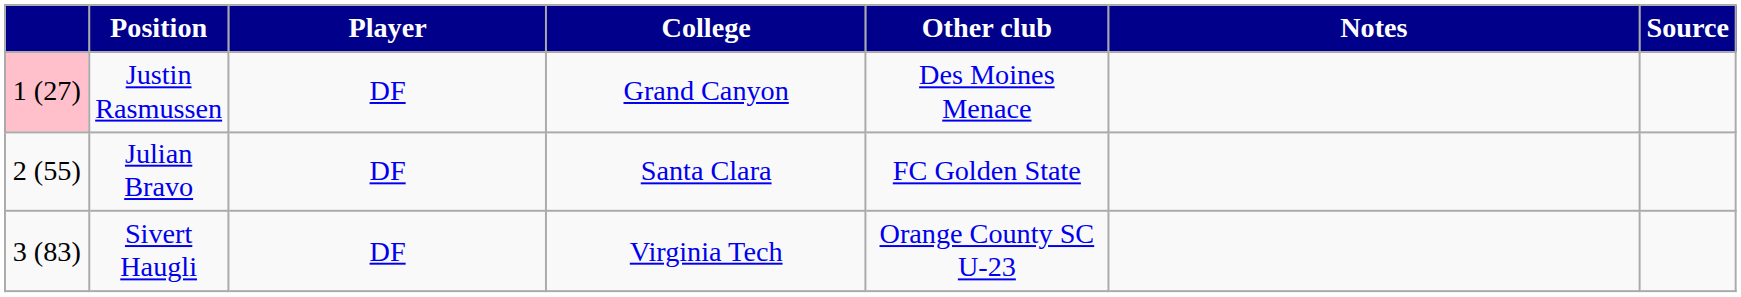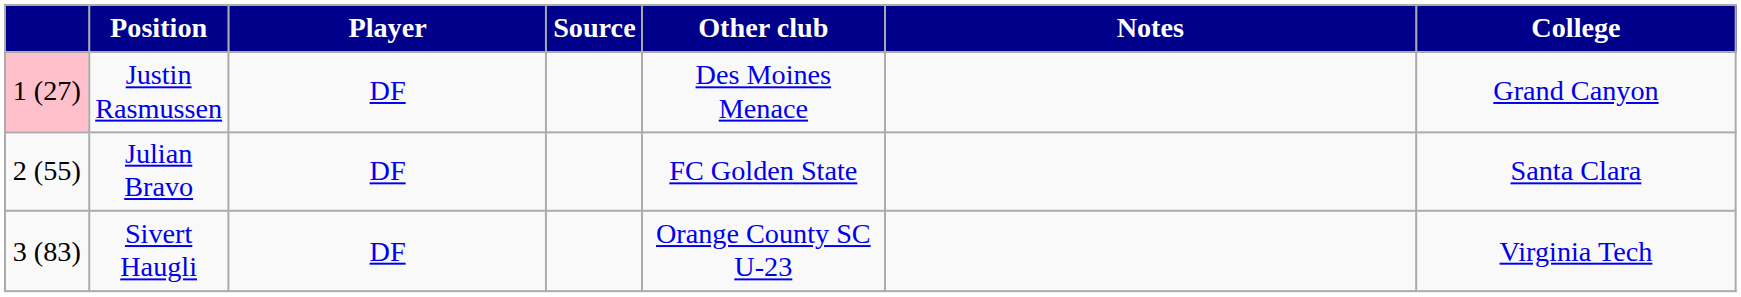columns swapped: (706, 28) <-> (1688, 28)
